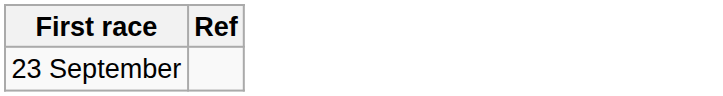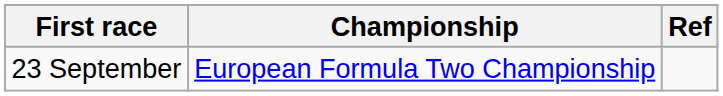+ column: (425, 26)
